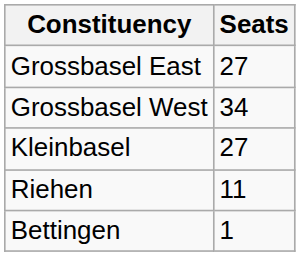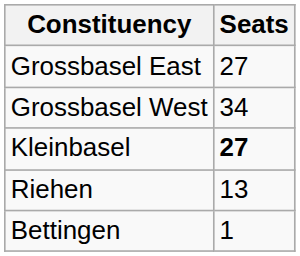(234, 148) normal -> (234, 148) bold
(233, 189) 11 -> (234, 189) 13
